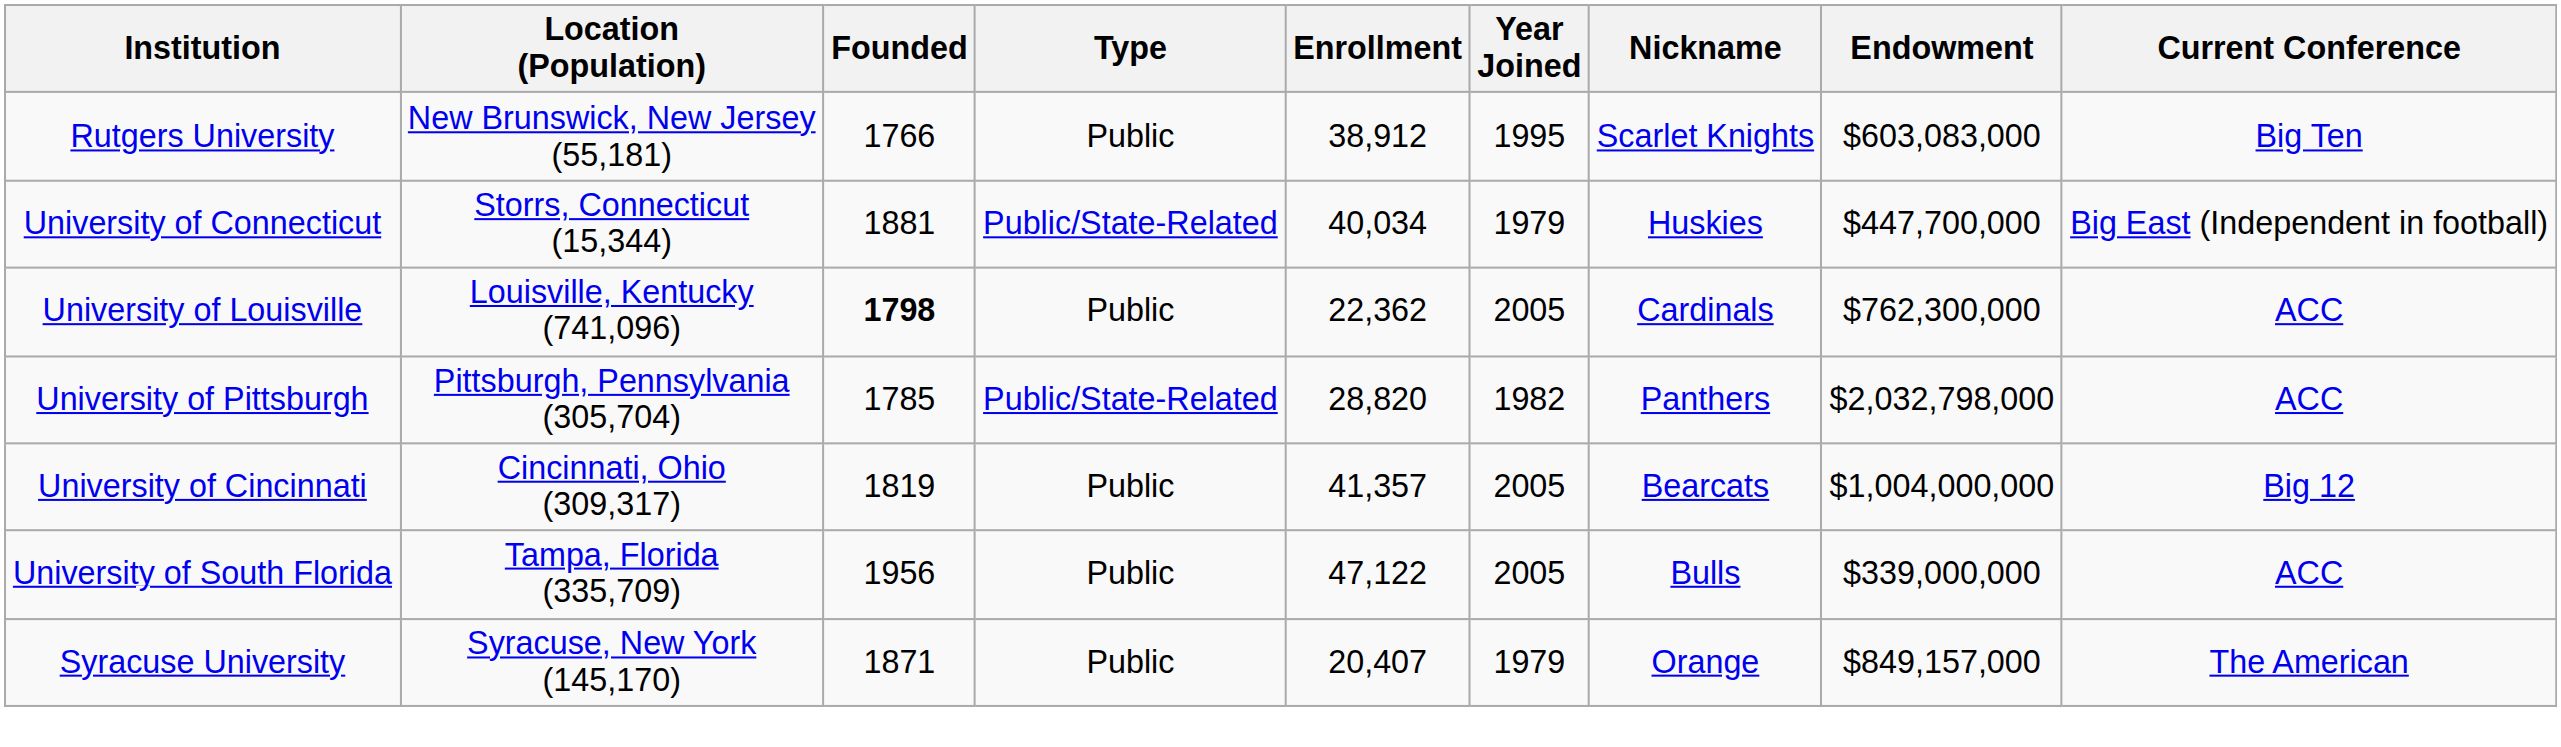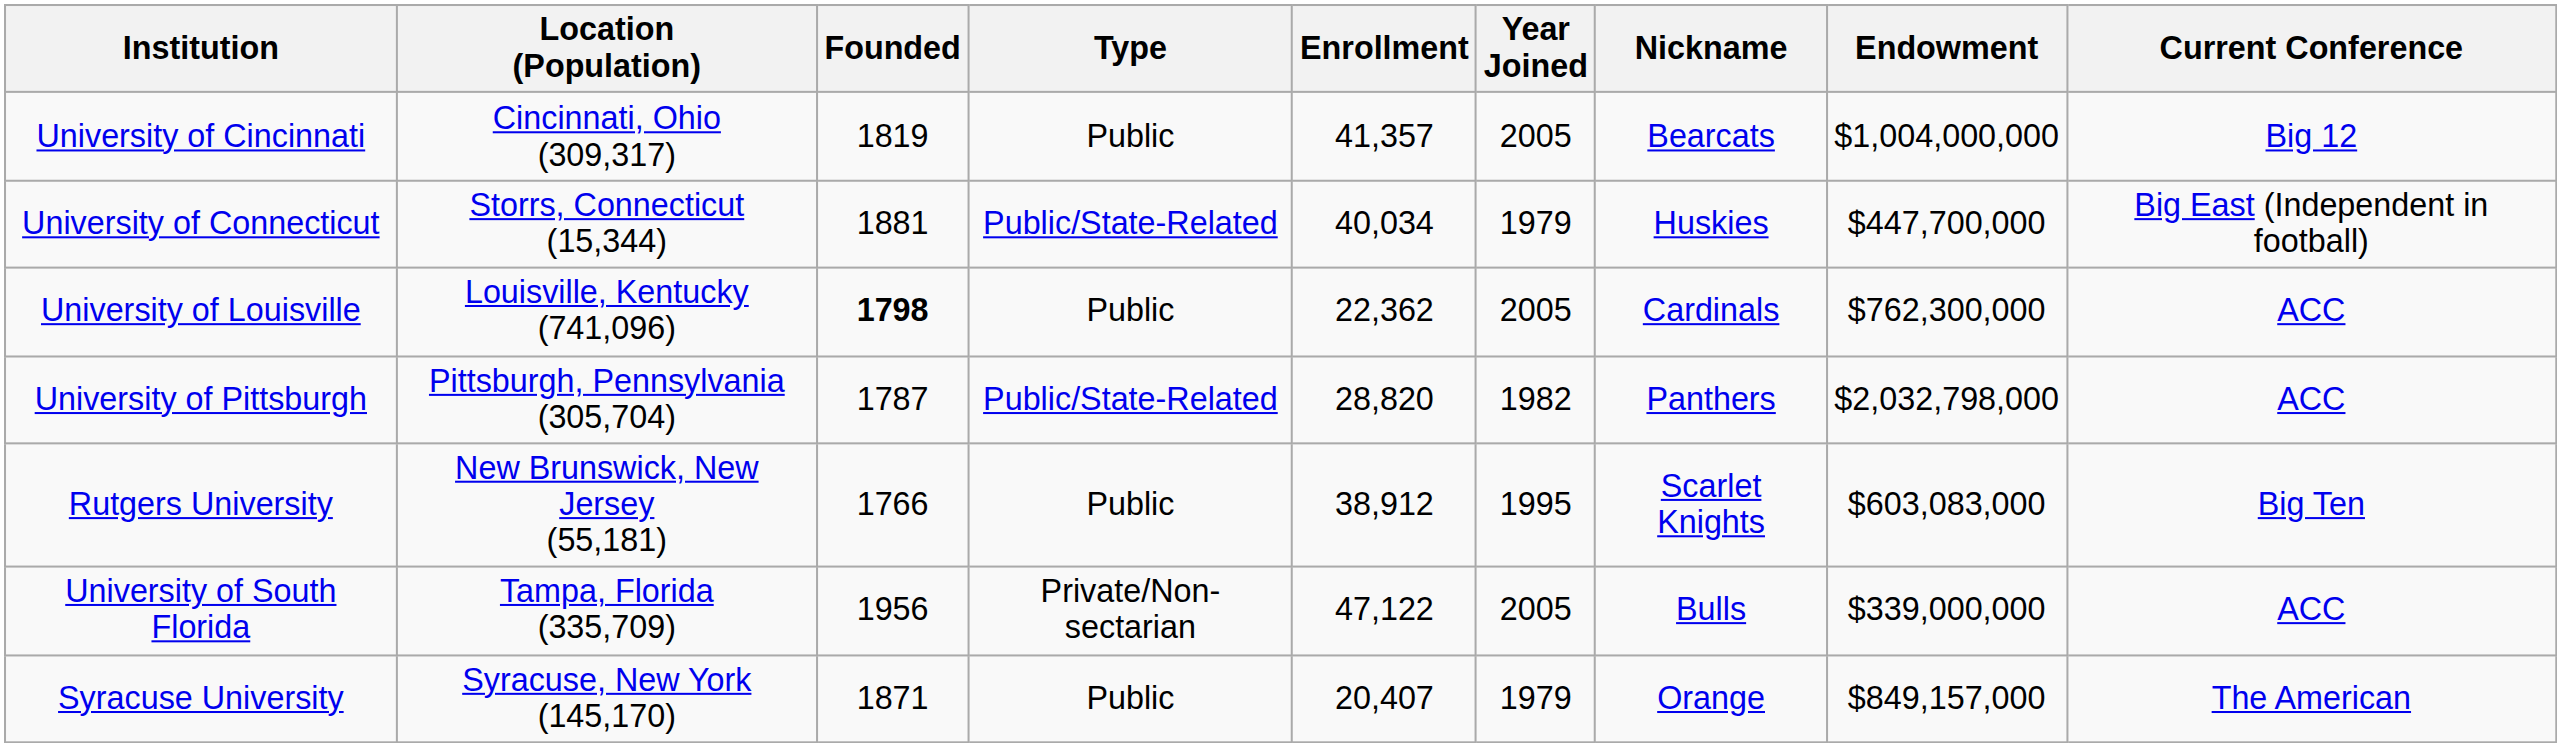rows swapped: (202, 486) <-> (202, 135)
(899, 398) 1785 -> (893, 398) 1787
(1130, 574) Public -> (1130, 610) Private/Non-sectarian
